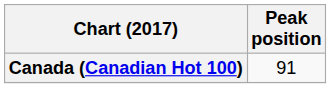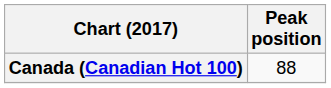(286, 67) 91 -> (286, 67) 88
